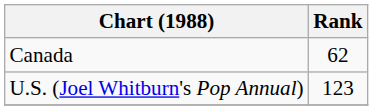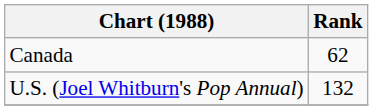(338, 88) 123 -> (338, 88) 132
